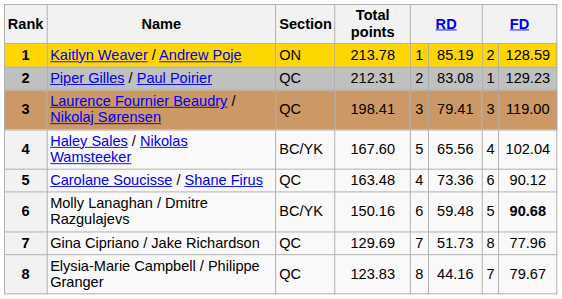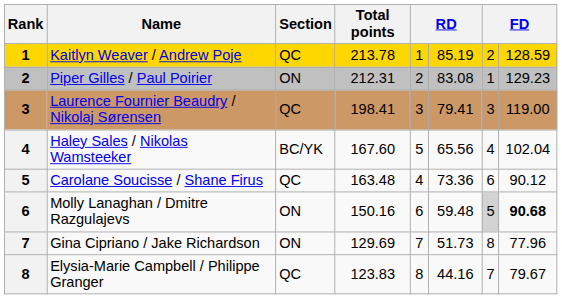(290, 55) ON -> (290, 55) QC
(290, 78) QC -> (290, 78) ON
(301, 211) BC/YK -> (290, 211) ON
(490, 211) no background -> (490, 211) lightgrey background
(290, 243) QC -> (290, 243) ON
